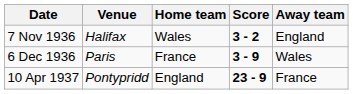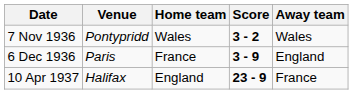(106, 36) Halifax -> (117, 36) Pontypridd
(300, 36) England -> (294, 36) Wales
(294, 57) Wales -> (300, 57) England
(117, 78) Pontypridd -> (106, 78) Halifax
